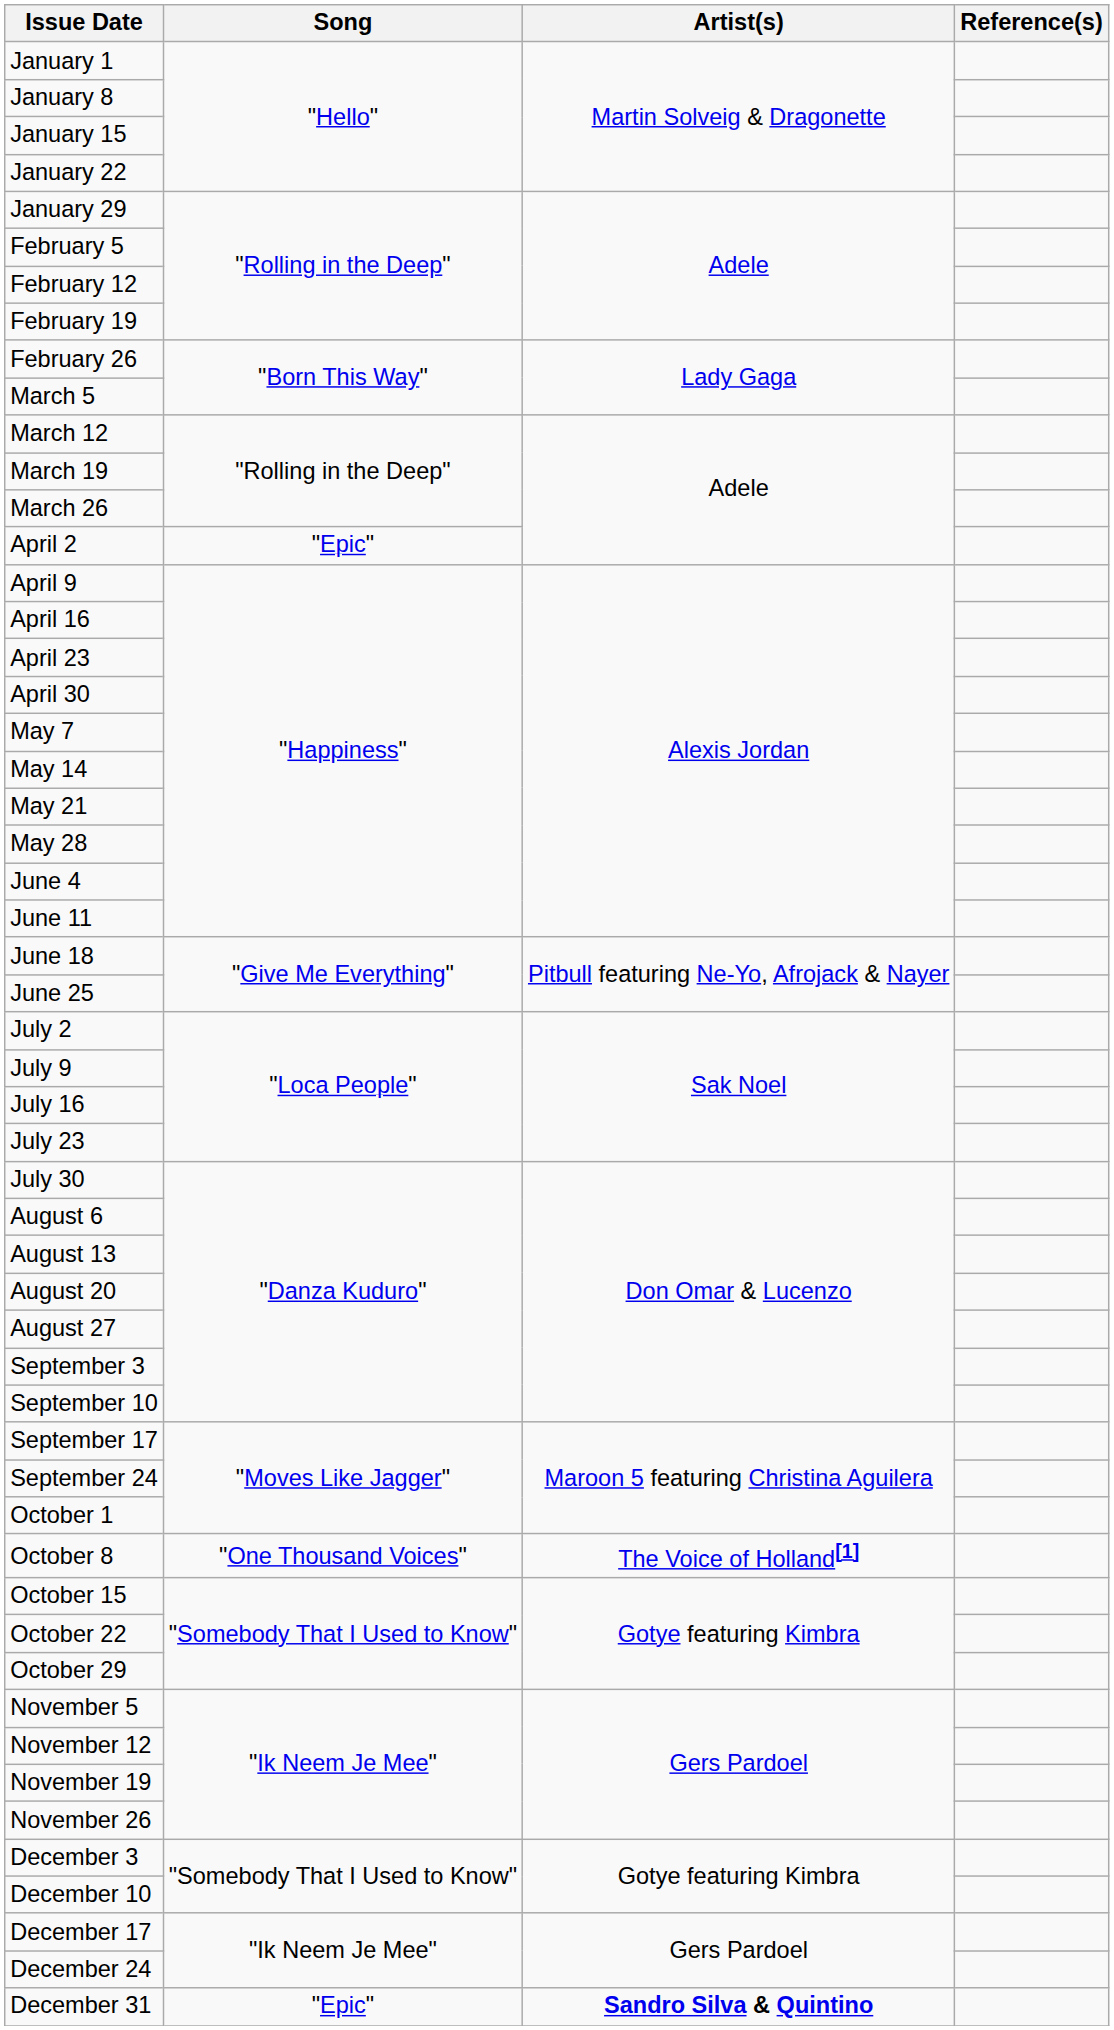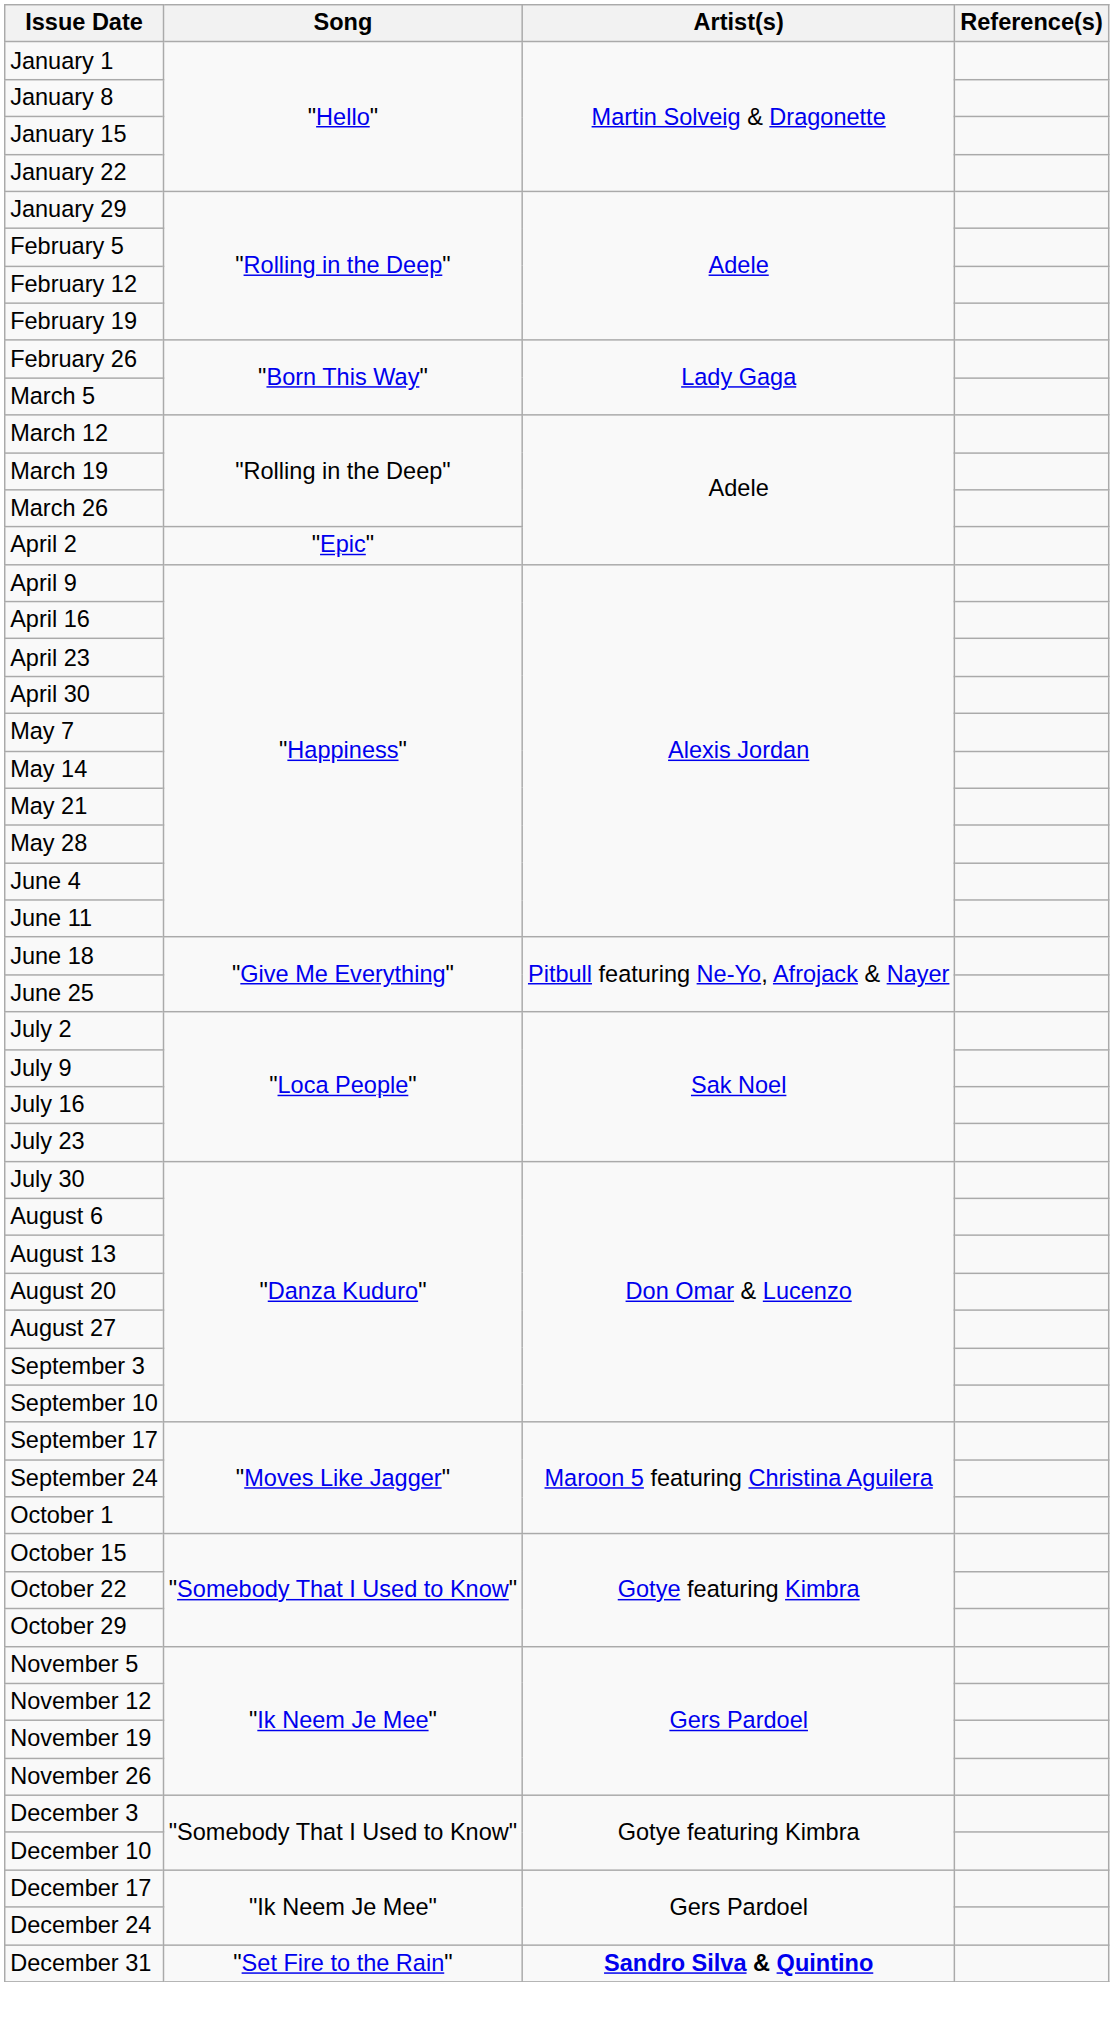- row: (62, 1555)
(343, 2006) "Epic" -> (343, 1962) "Set Fire to the Rain"
